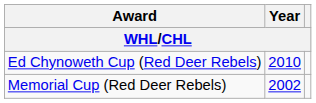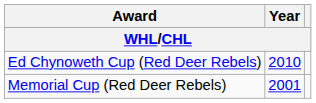(285, 86) 2002 -> (285, 86) 2001
